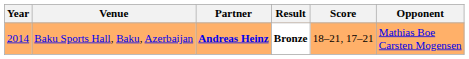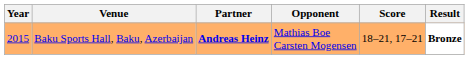columns swapped: (420, 14) <-> (291, 14)
(18, 38) 2014 -> (18, 38) 2015
